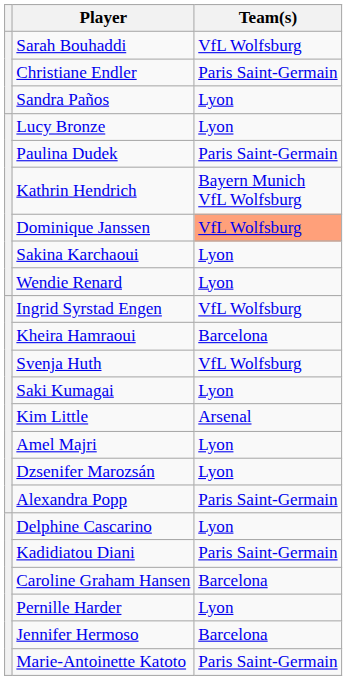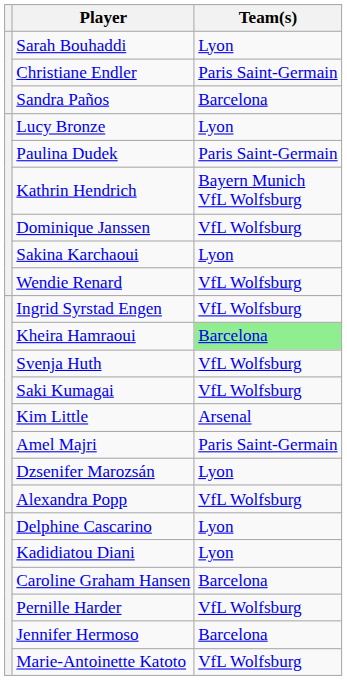(250, 45) VfL Wolfsburg -> (216, 45) Lyon
(216, 99) Lyon -> (233, 99) Barcelona
(250, 227) lightsalmon background -> (250, 227) no background
(216, 281) Lyon -> (250, 281) VfL Wolfsburg
(233, 335) no background -> (233, 335) lightgreen background
(216, 390) Lyon -> (250, 390) VfL Wolfsburg
(216, 444) Lyon -> (268, 444) Paris Saint-Germain
(268, 498) Paris Saint-Germain -> (250, 498) VfL Wolfsburg
(268, 553) Paris Saint-Germain -> (216, 553) Lyon
(216, 607) Lyon -> (250, 607) VfL Wolfsburg
(268, 661) Paris Saint-Germain -> (250, 661) VfL Wolfsburg
